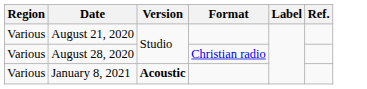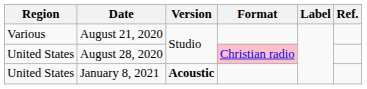(26, 53) Various -> (41, 53) United States
(229, 53) no background -> (257, 53) pink background
(26, 73) Various -> (41, 73) United States
